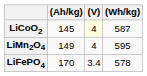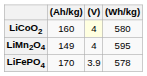(66, 28) 145 -> (66, 28) 160
(123, 28) 587 -> (123, 28) 580
(94, 63) 3.4 -> (94, 63) 3.9
